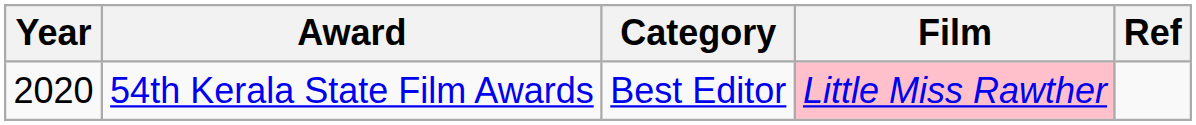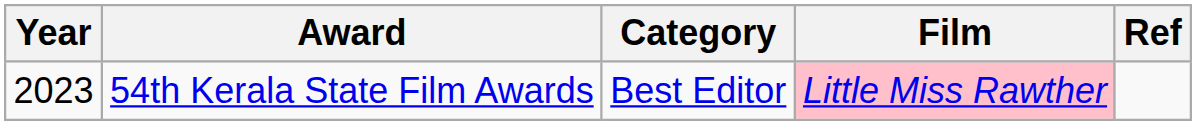(53, 90) 2020 -> (53, 90) 2023
